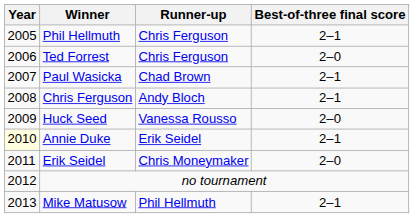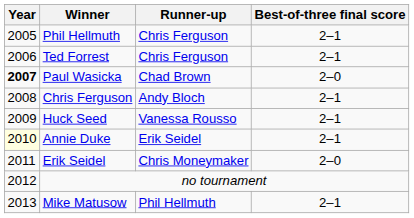(330, 56) 2–0 -> (330, 56) 2–1
(22, 77) normal -> (22, 77) bold
(330, 77) 2–1 -> (330, 77) 2–0
(330, 118) 2–0 -> (330, 118) 2–1
